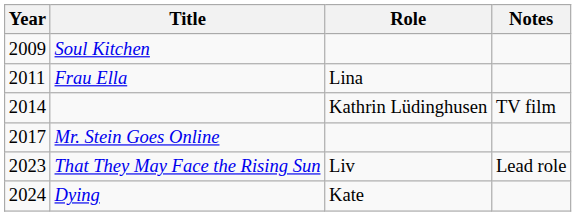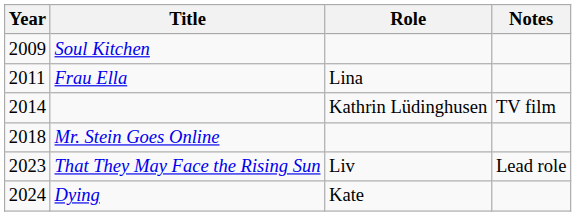(27, 136) 2017 -> (27, 136) 2018
